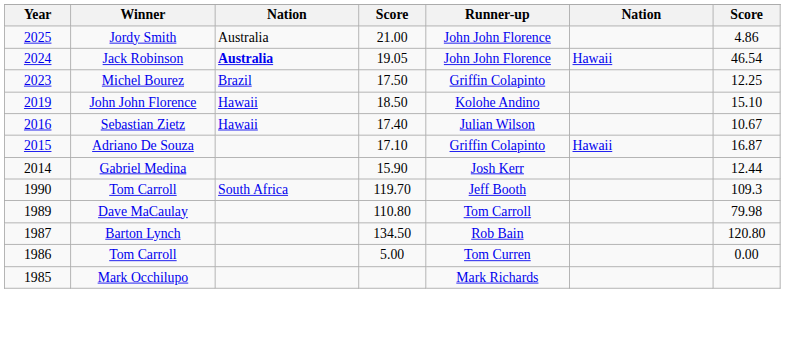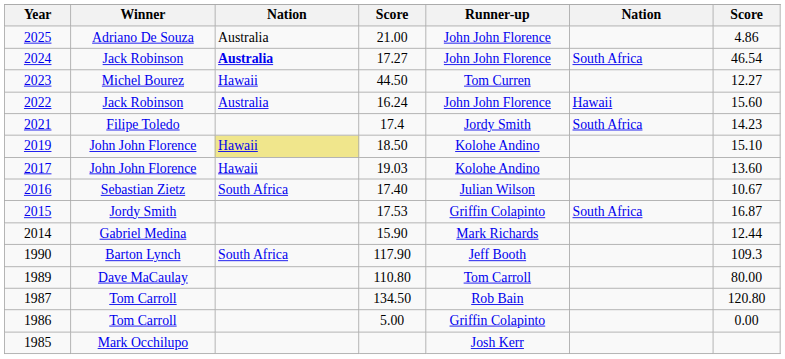(143, 37) Jordy Smith -> (143, 37) Adriano De Souza
(392, 59) 19.05 -> (392, 59) 17.27
(592, 59) Hawaii -> (607, 59) South Africa
(235, 80) Brazil -> (238, 80) Hawaii
(392, 80) 17.50 -> (392, 80) 44.50
(497, 80) Griffin Colapinto -> (497, 80) Tom Curren
(747, 80) 12.25 -> (747, 80) 12.27
+ row: (38, 102)
+ row: (38, 124)
(238, 102) no background -> (238, 146) khaki background
+ row: (38, 168)
(238, 124) Hawaii -> (253, 189) South Africa
(143, 146) Adriano De Souza -> (143, 211) Jordy Smith
(392, 146) 17.10 -> (392, 211) 17.53
(592, 146) Hawaii -> (607, 211) South Africa
(497, 168) Josh Kerr -> (497, 233) Mark Richards
(143, 189) Tom Carroll -> (143, 255) Barton Lynch
(392, 189) 119.70 -> (392, 255) 117.90
(747, 211) 79.98 -> (747, 277) 80.00
(143, 233) Barton Lynch -> (143, 299) Tom Carroll
(497, 255) Tom Curren -> (497, 320) Griffin Colapinto
(497, 277) Mark Richards -> (497, 342) Josh Kerr
